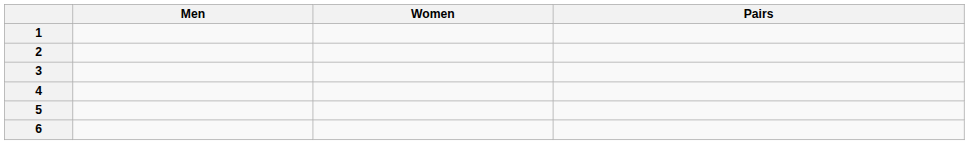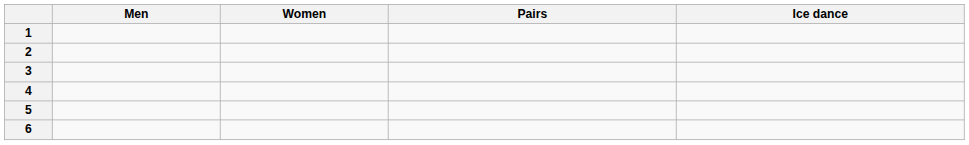+ column: (820, 14)
